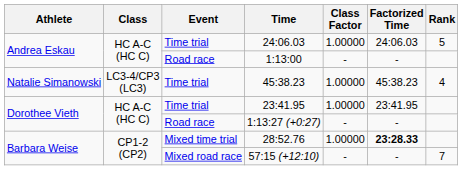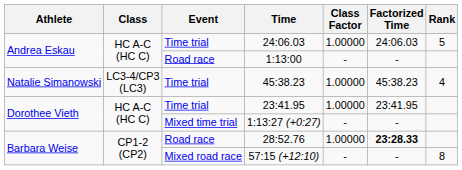(190, 123) Road race -> (201, 123) Mixed time trial
(201, 140) Mixed time trial -> (190, 140) Road race
(442, 157) 7 -> (442, 157) 8
